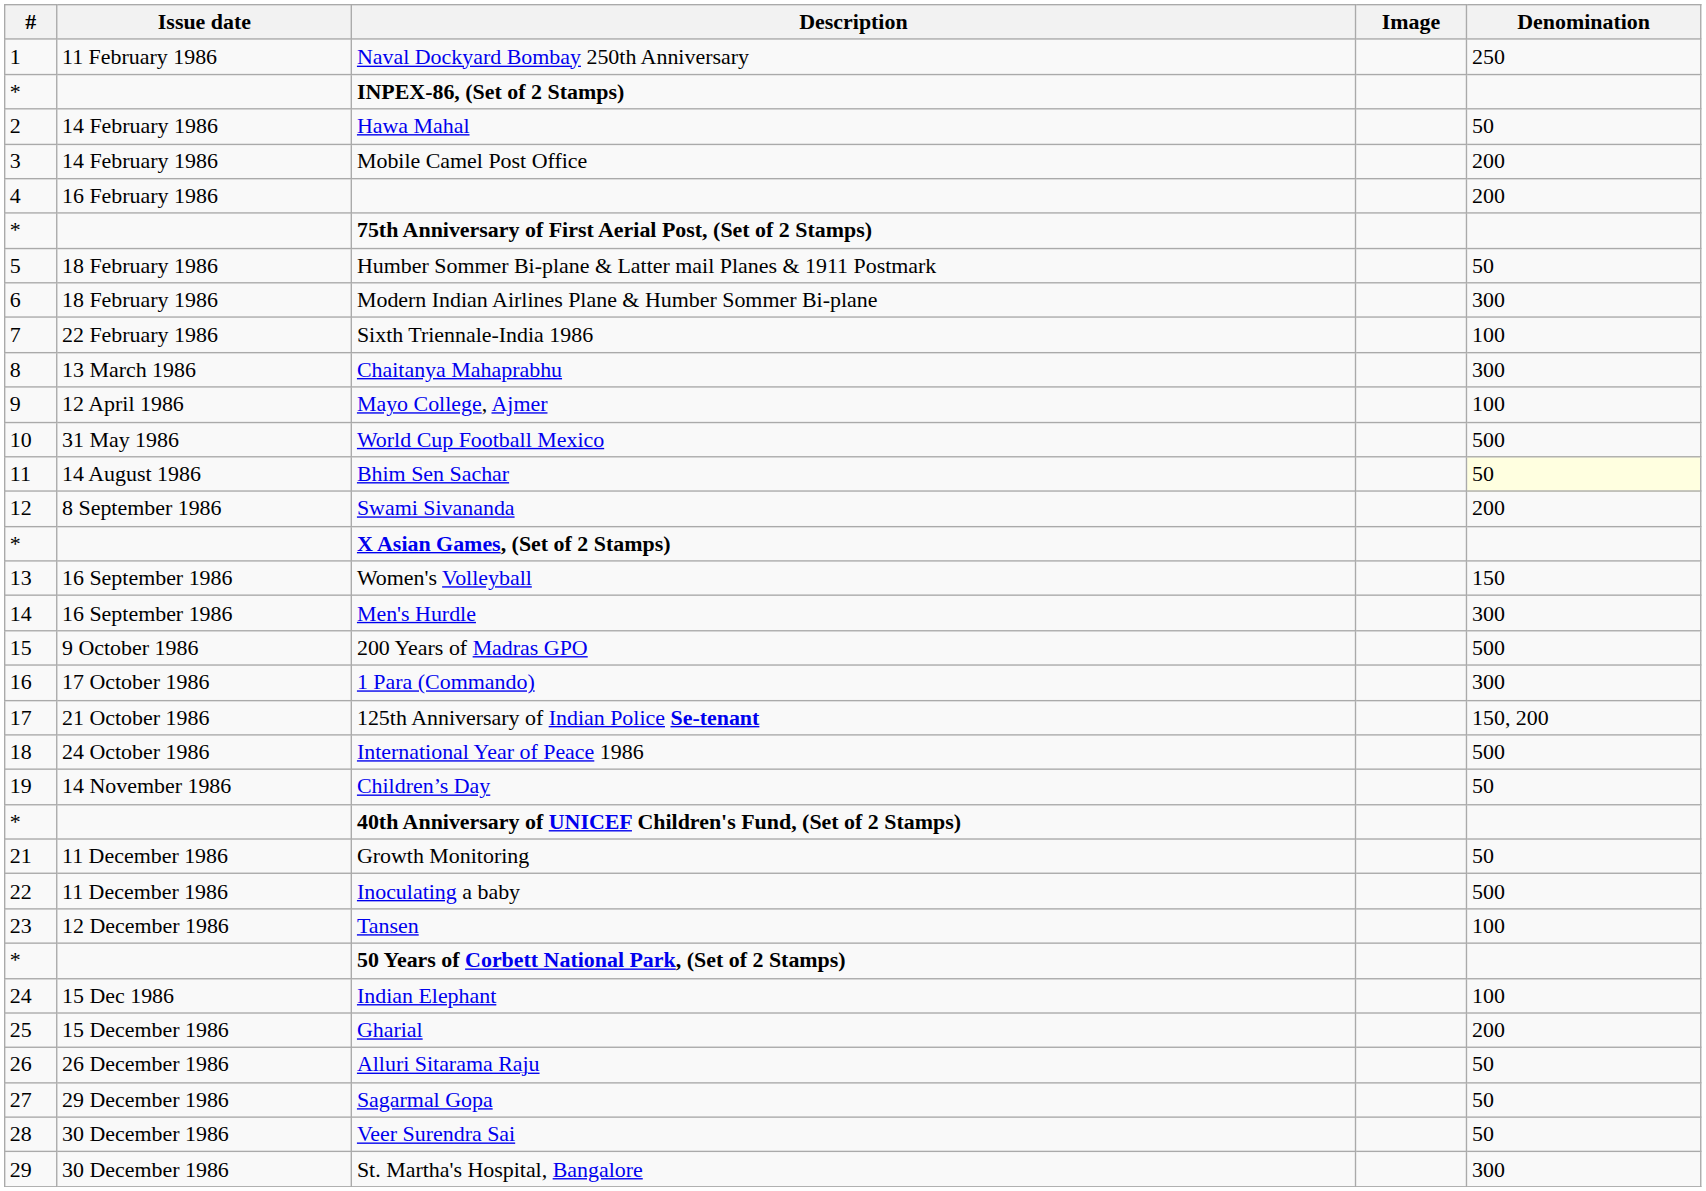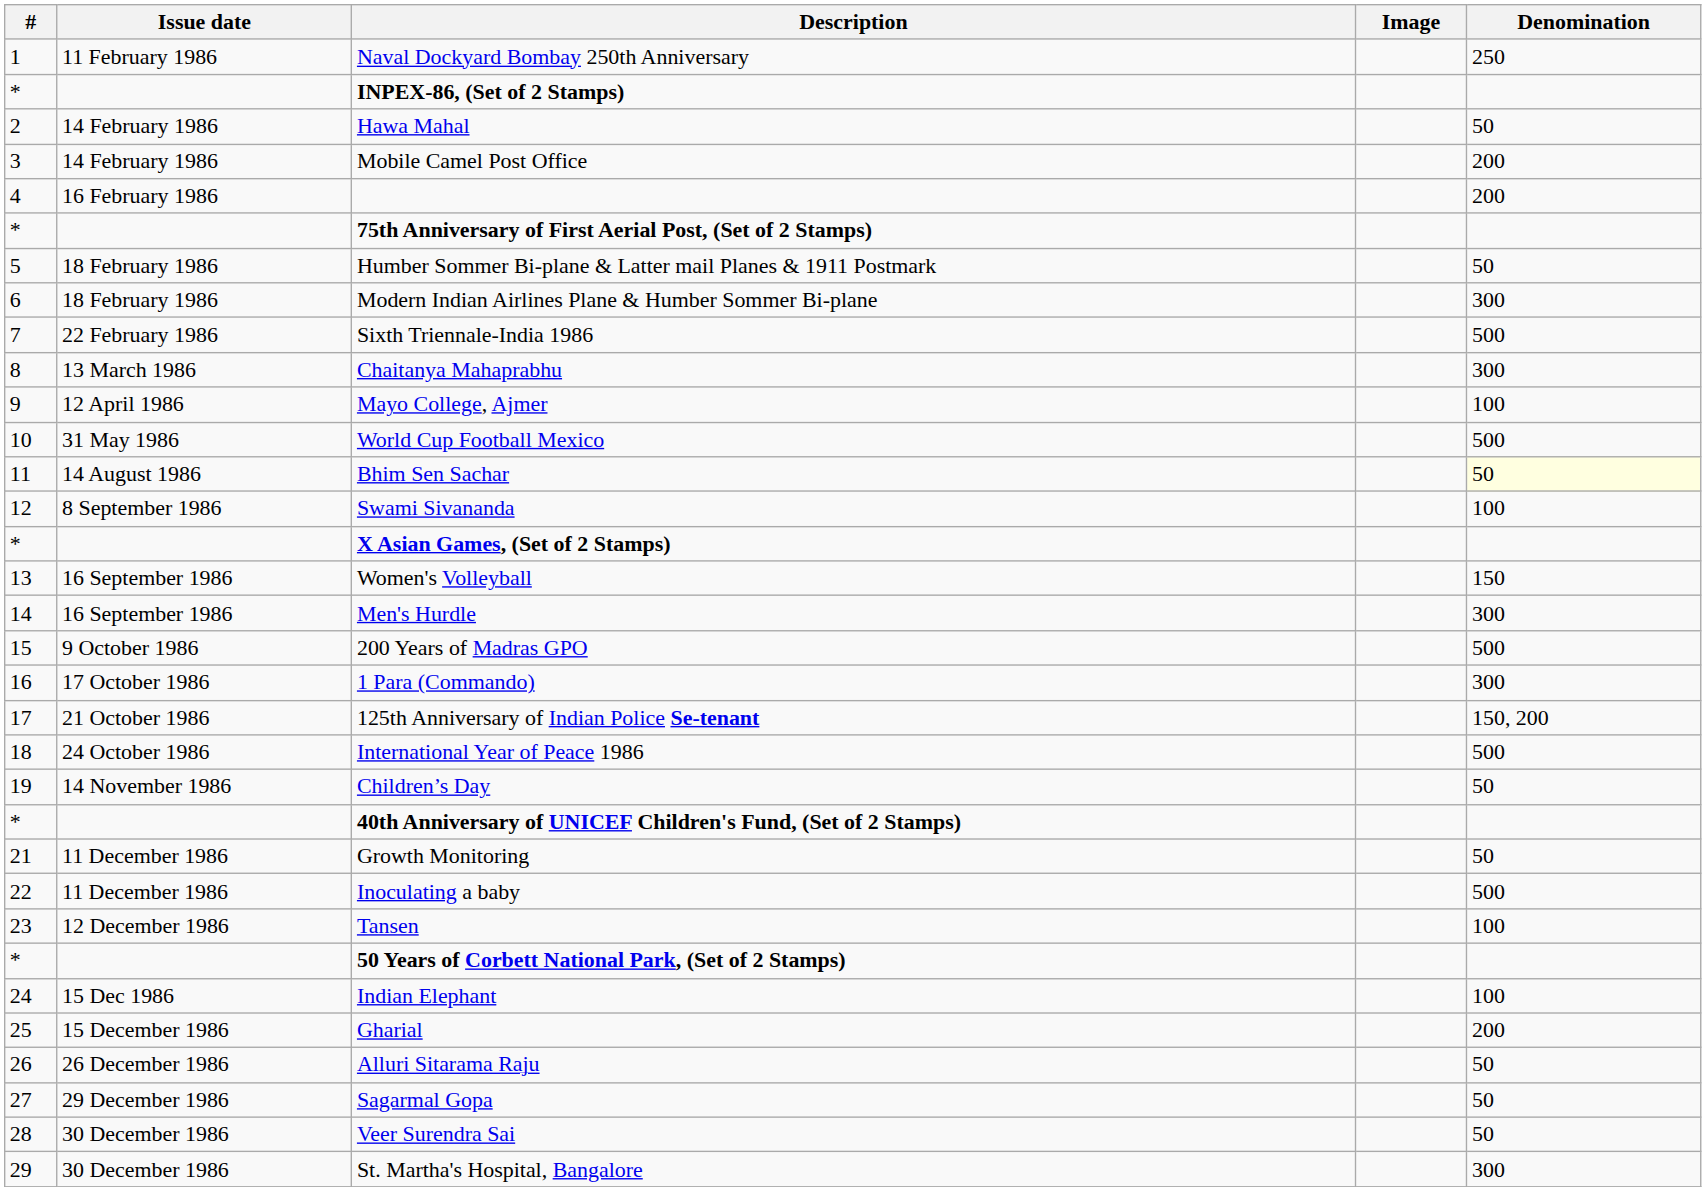(1488, 334) 100 -> (1488, 334) 500
(1488, 508) 200 -> (1488, 508) 100
